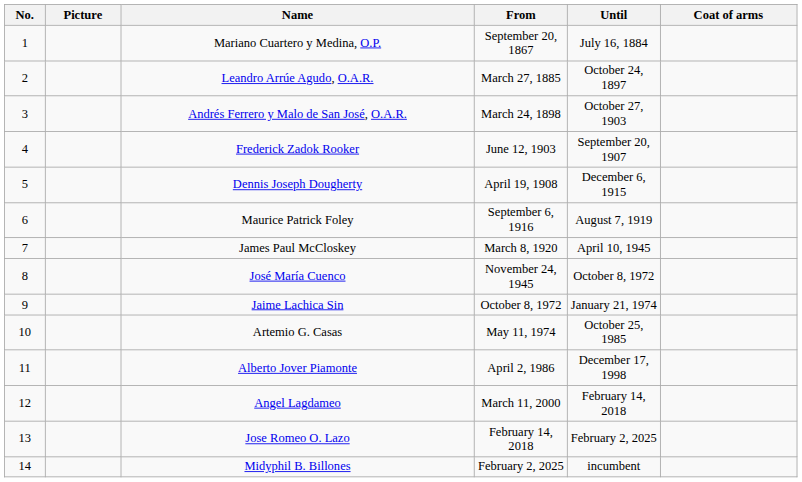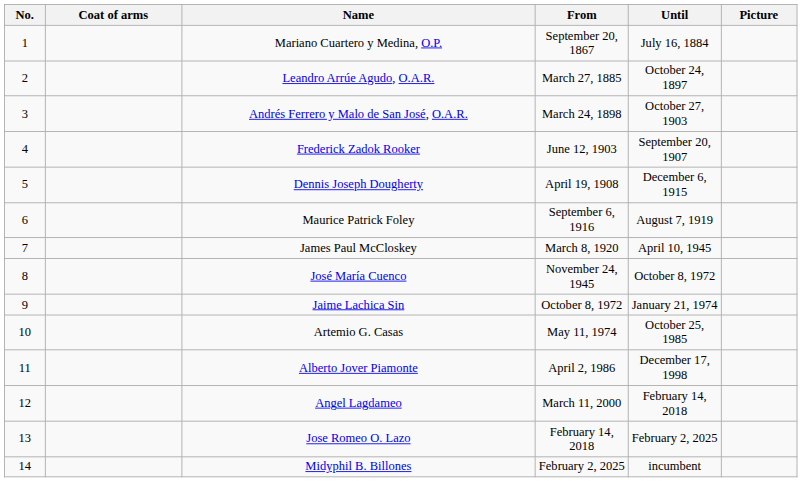columns swapped: (83, 15) <-> (728, 15)
